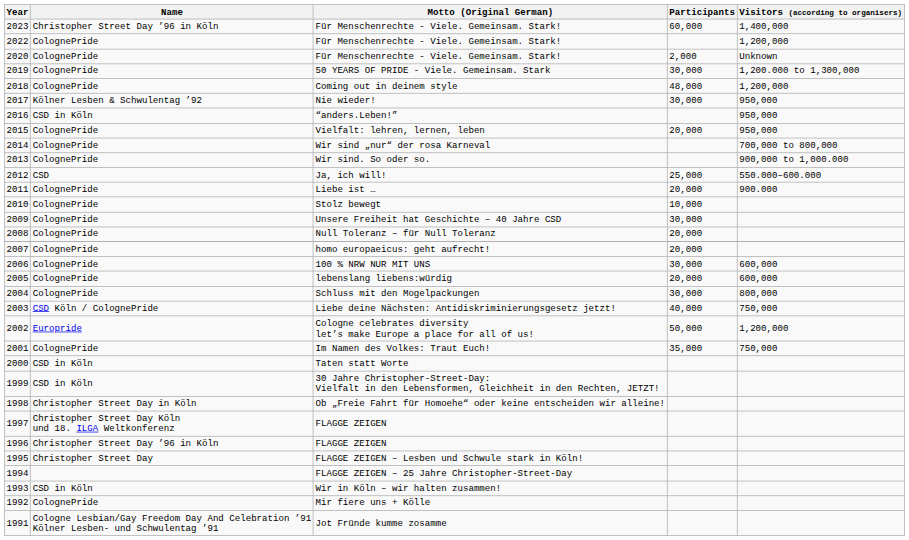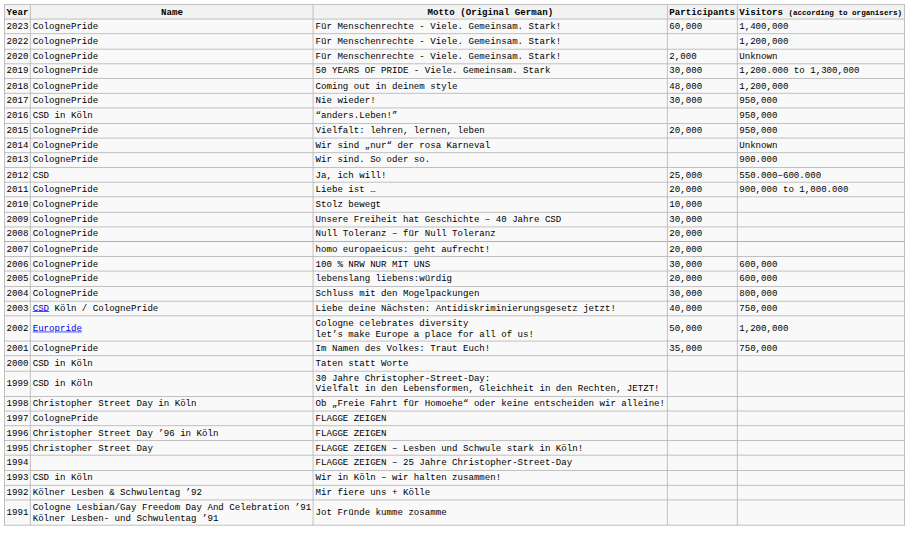(126, 27) Christopher Street Day ’96 in Köln -> (65, 27) ColognePride
(117, 101) Kölner Lesben & Schwulentag ’92 -> (65, 101) ColognePride
(788, 145) 700,000 to 800,000 -> (758, 145) Unknown
(794, 160) 900,000 to 1,000.000 -> (758, 160) 900.000
(758, 190) 900.000 -> (794, 190) 900,000 to 1,000.000
(106, 424) Christopher Street Day Köln und 18. ILGA Weltkonferenz -> (65, 418) ColognePride
(65, 503) ColognePride -> (117, 493) Kölner Lesben & Schwulentag ’92
